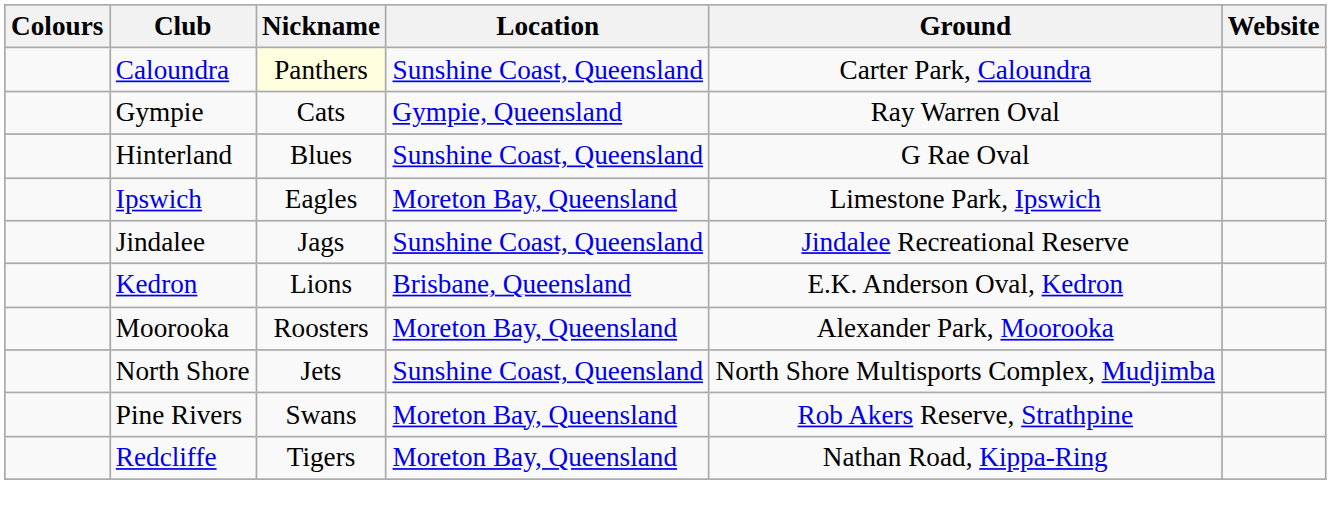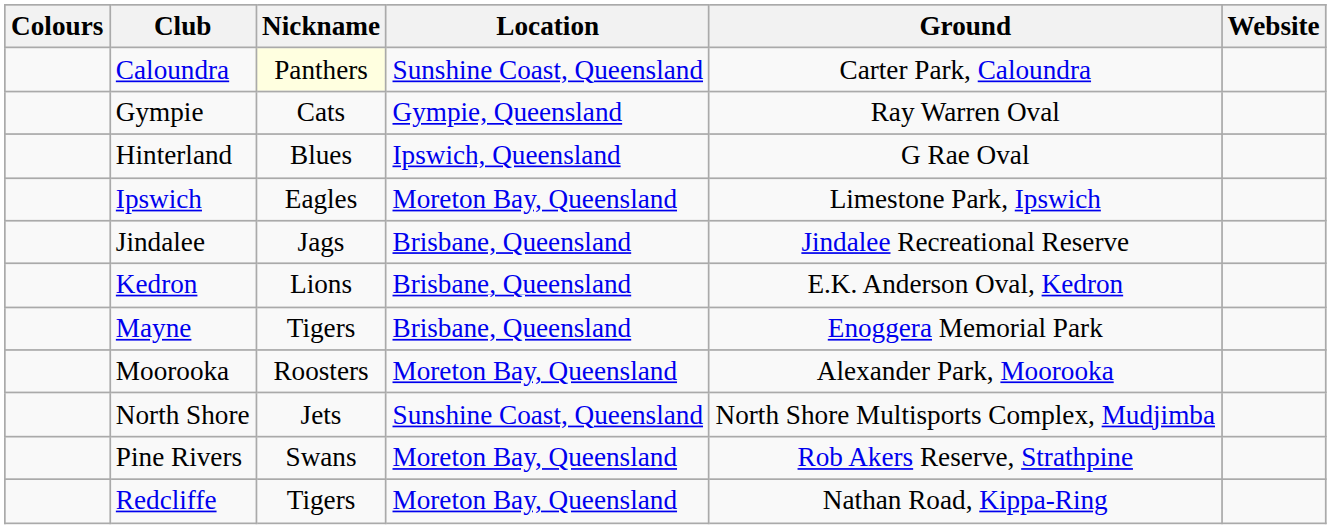(548, 155) Sunshine Coast, Queensland -> (507, 155) Ipswich, Queensland
(548, 241) Sunshine Coast, Queensland -> (512, 241) Brisbane, Queensland
+ row: (154, 328)
